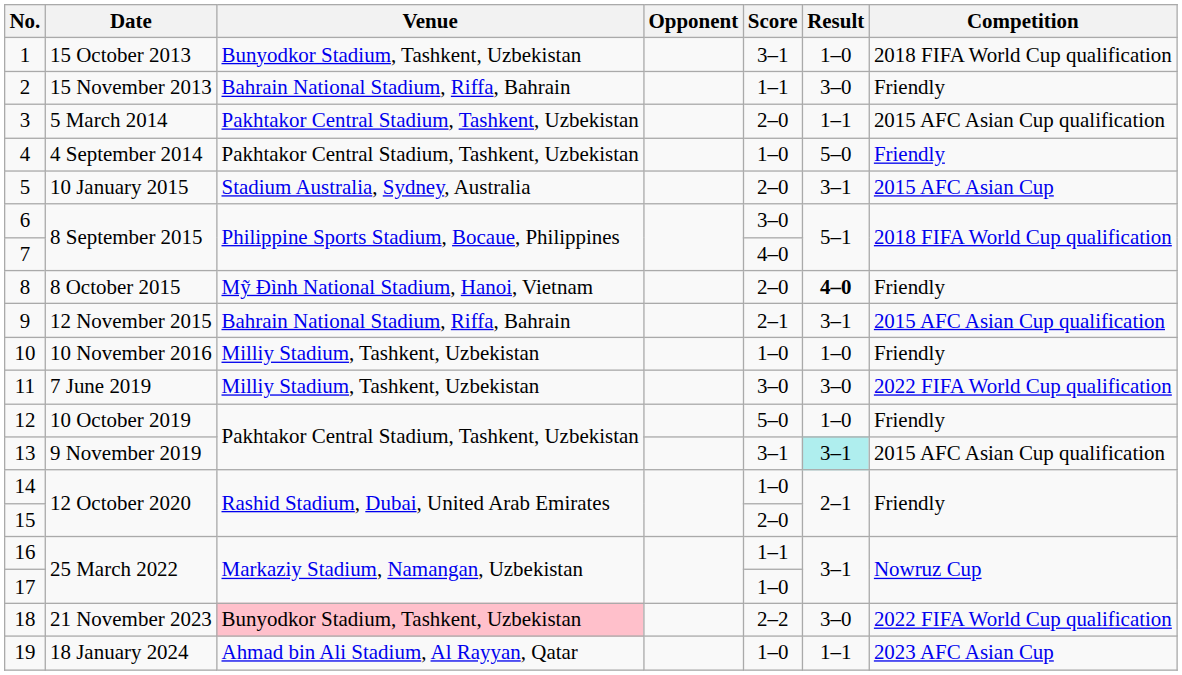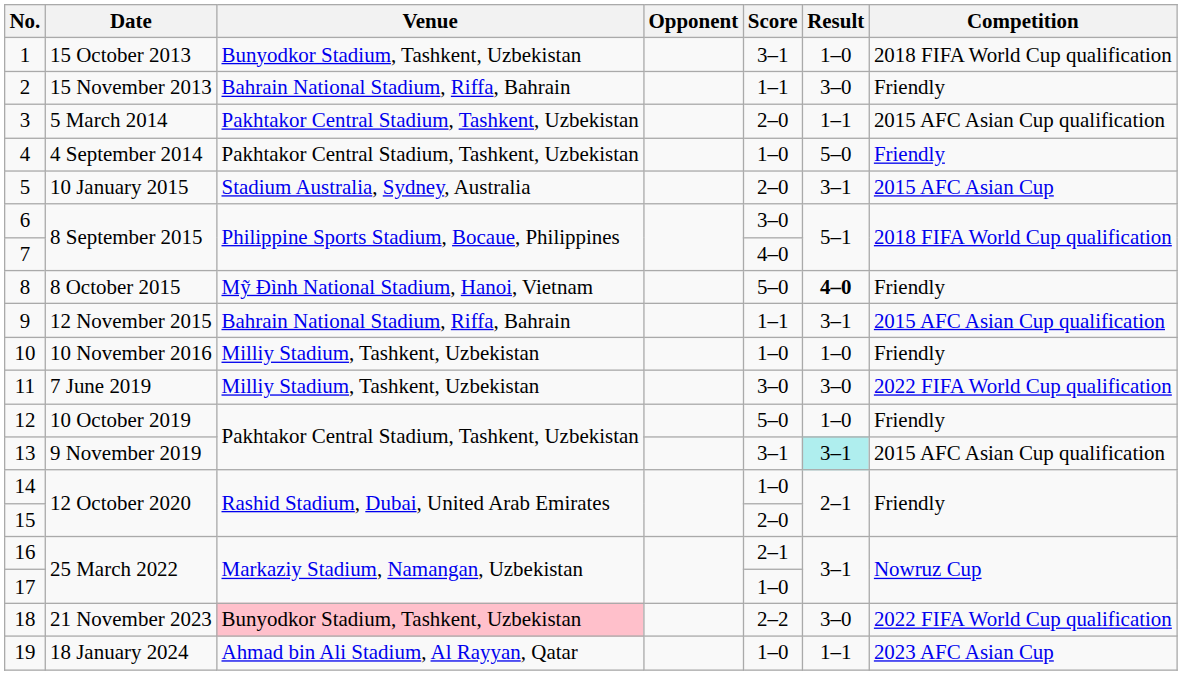(773, 287) 2–0 -> (773, 287) 5–0
(773, 320) 2–1 -> (773, 320) 1–1
(773, 552) 1–1 -> (773, 552) 2–1
